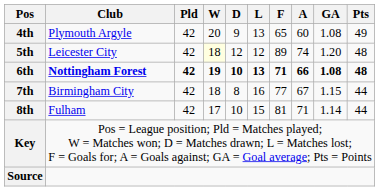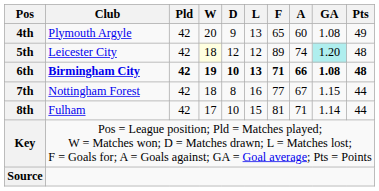(331, 52) no background -> (329, 52) paleturquoise background
(97, 71) Nottingham Forest -> (94, 71) Birmingham City
(91, 91) Birmingham City -> (94, 91) Nottingham Forest
